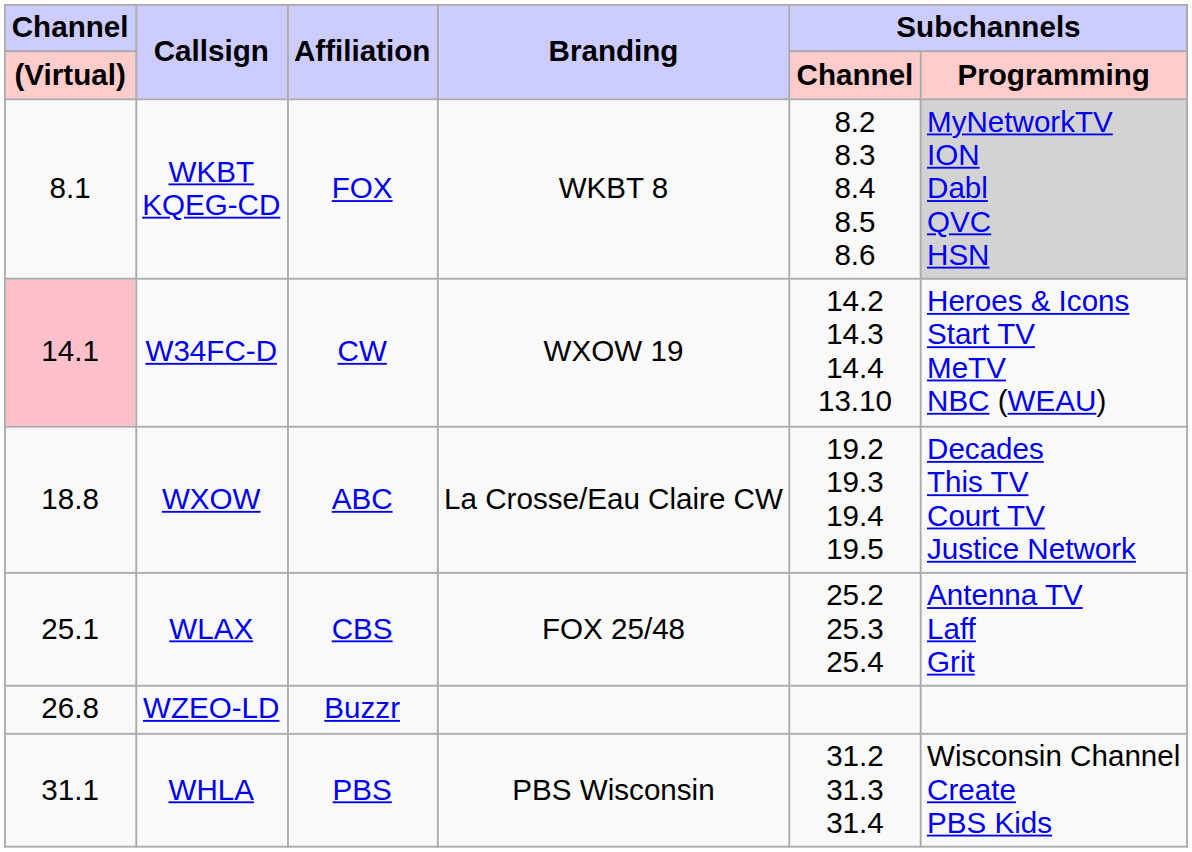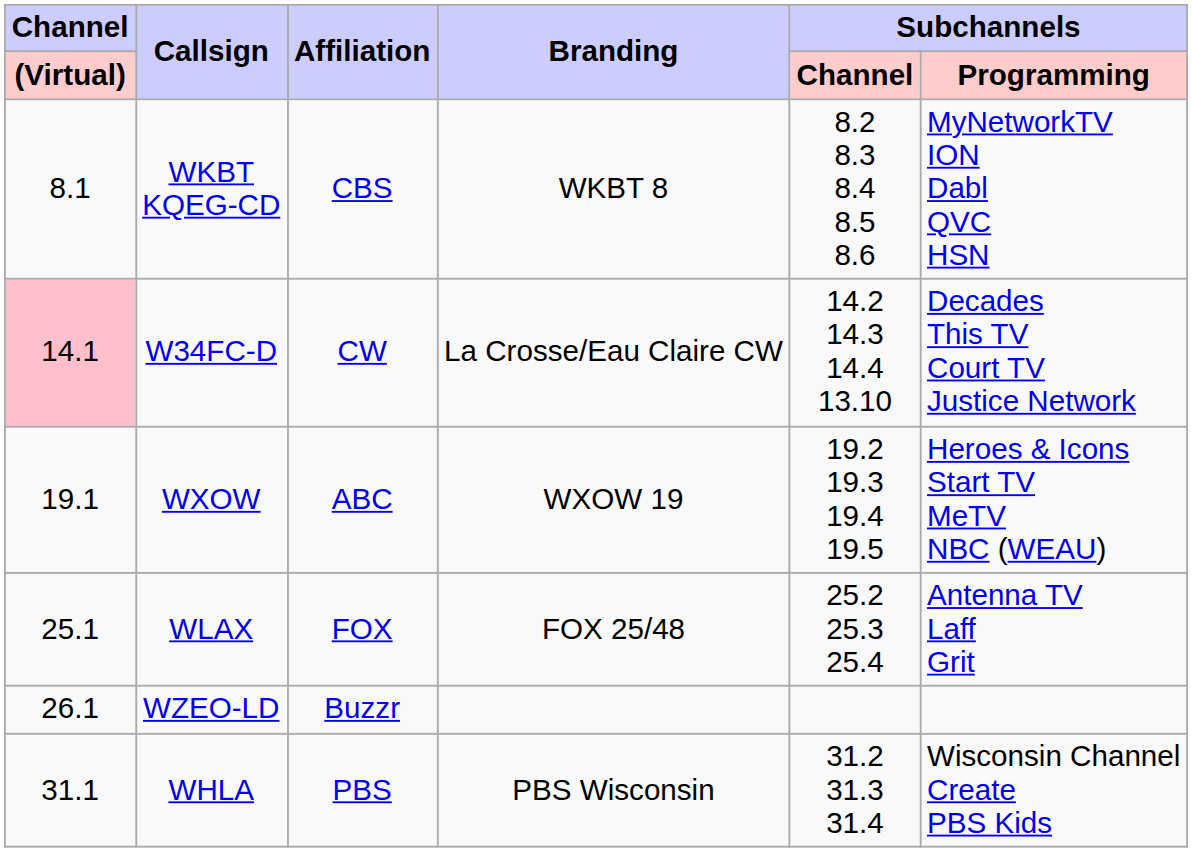(362, 188) FOX -> (362, 188) CBS
(1020, 188) lightgrey background -> (1020, 188) no background
(613, 351) WXOW 19 -> (614, 351) La Crosse/Eau Claire CW
(1028, 351) Heroes & Icons Start TV MeTV NBC (WEAU) -> (1031, 351) Decades This TV Court TV Justice Network
(70, 498) 18.8 -> (70, 498) 19.1
(614, 498) La Crosse/Eau Claire CW -> (613, 498) WXOW 19
(1031, 498) Decades This TV Court TV Justice Network -> (1028, 498) Heroes & Icons Start TV MeTV NBC (WEAU)
(362, 628) CBS -> (362, 628) FOX
(70, 709) 26.8 -> (70, 709) 26.1
